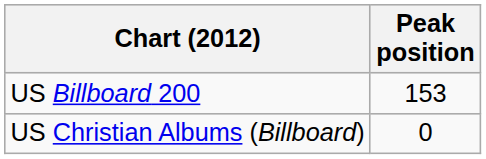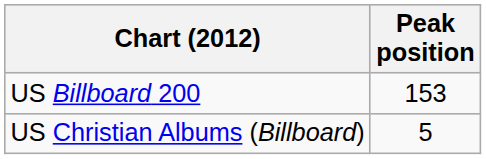(425, 133) 0 -> (425, 133) 5
